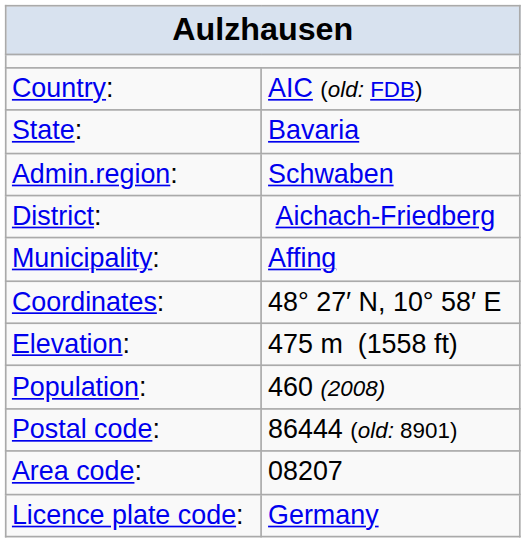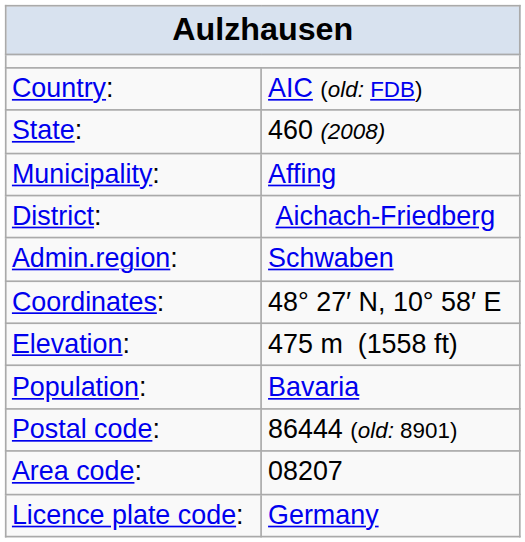(314, 131) Bavaria -> (327, 131) 460 (2008)
rows swapped: (95, 173) <-> (86, 258)
(327, 386) 460 (2008) -> (314, 386) Bavaria
